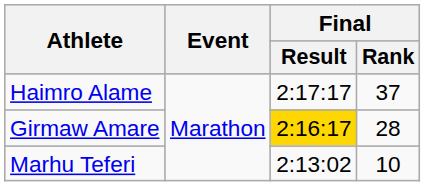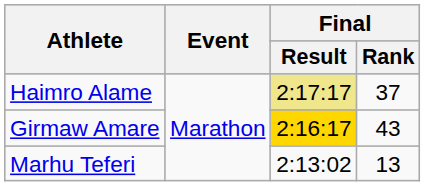(314, 92) no background -> (314, 92) khaki background
(388, 128) 28 -> (388, 128) 43
(388, 164) 10 -> (388, 164) 13
